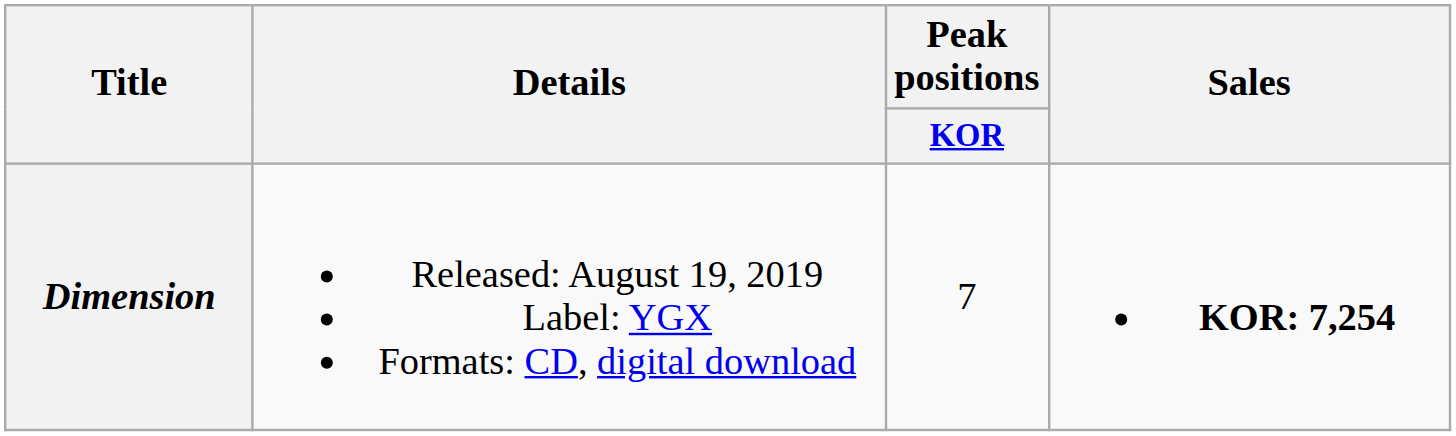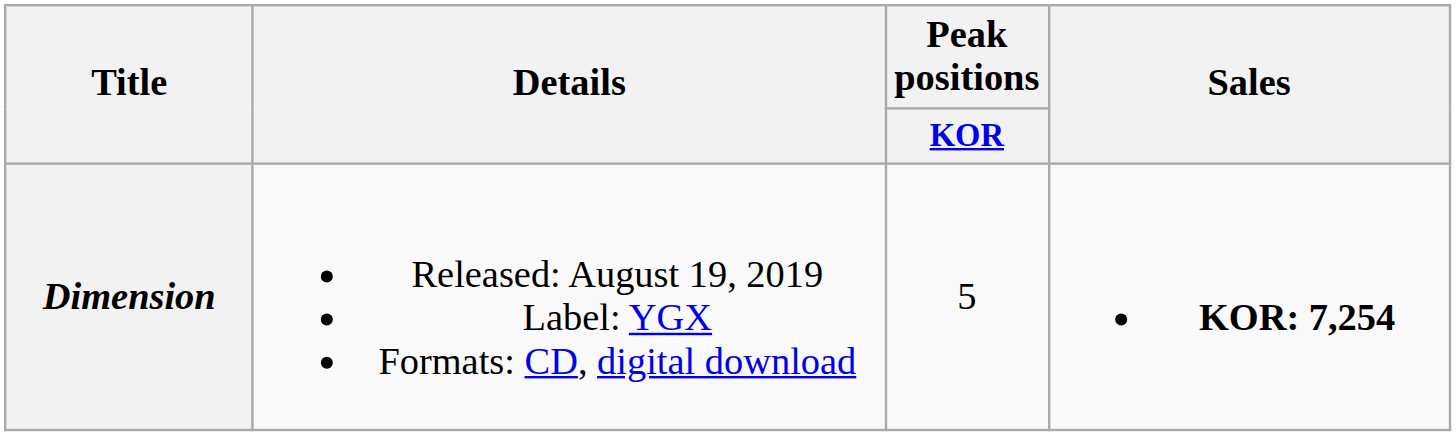(967, 296) 7 -> (967, 296) 5
